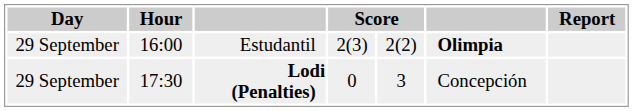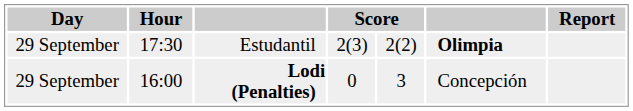(161, 44) 16:00 -> (161, 44) 17:30
(161, 81) 17:30 -> (161, 81) 16:00
